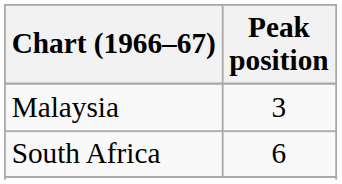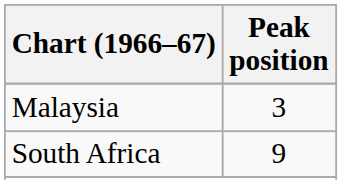(279, 153) 6 -> (279, 153) 9
